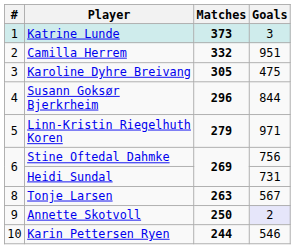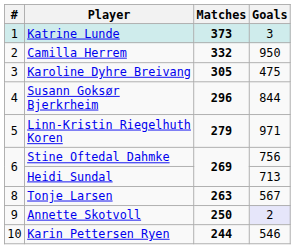(270, 53) 951 -> (270, 53) 950
(270, 176) 731 -> (270, 176) 713
